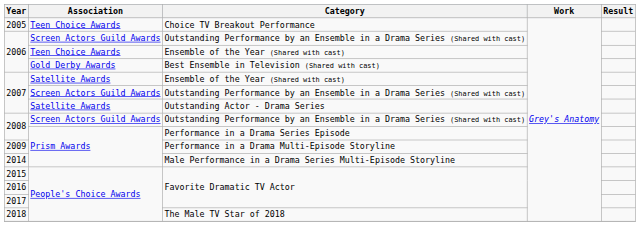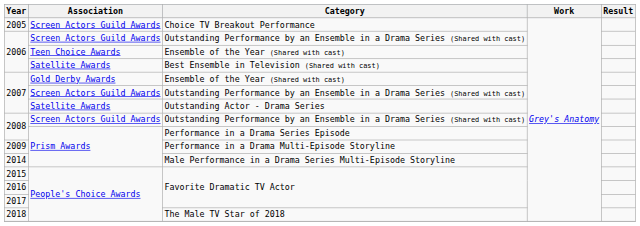(75, 25) Teen Choice Awards -> (95, 25) Screen Actors Guild Awards
(73, 65) Gold Derby Awards -> (70, 65) Satellite Awards
(70, 79) Satellite Awards -> (73, 79) Gold Derby Awards
